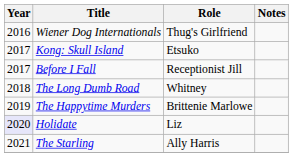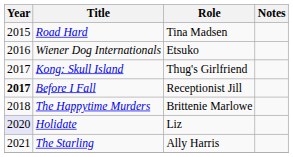+ row: (62, 32)
(207, 32) Thug's Girlfriend -> (183, 50) Etsuko
(183, 50) Etsuko -> (207, 69) Thug's Girlfriend
(19, 69) normal -> (19, 87) bold
- row: (88, 87)
(19, 106) 2019 -> (19, 106) 2018
